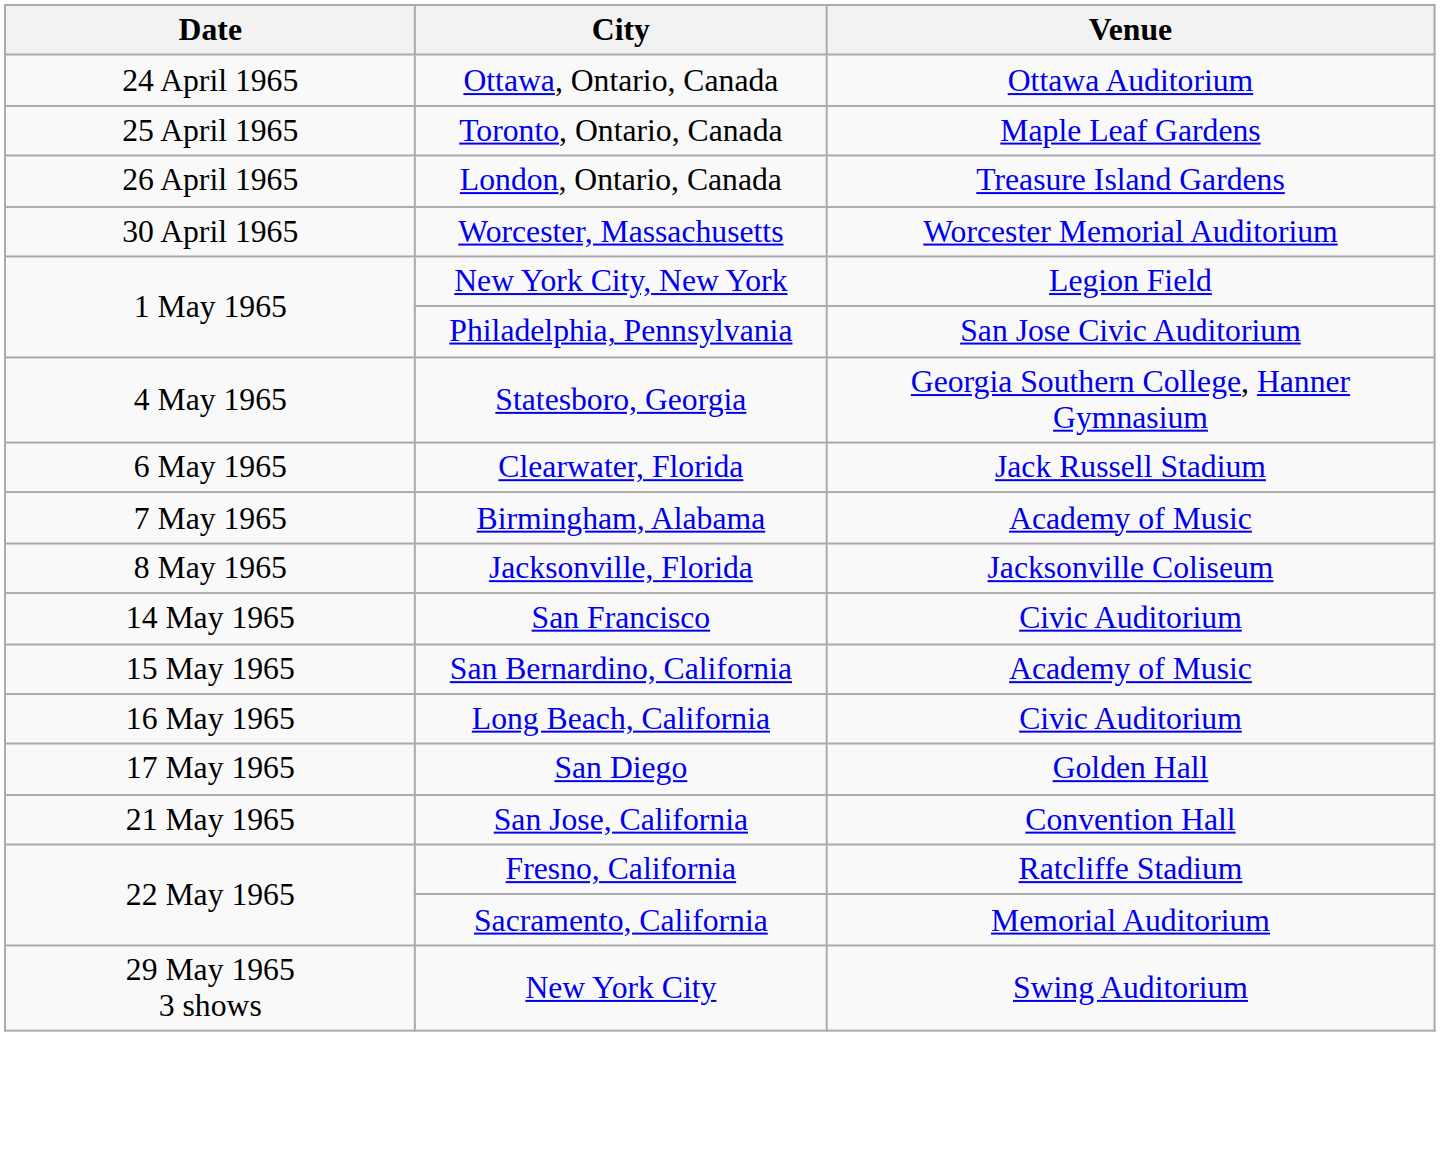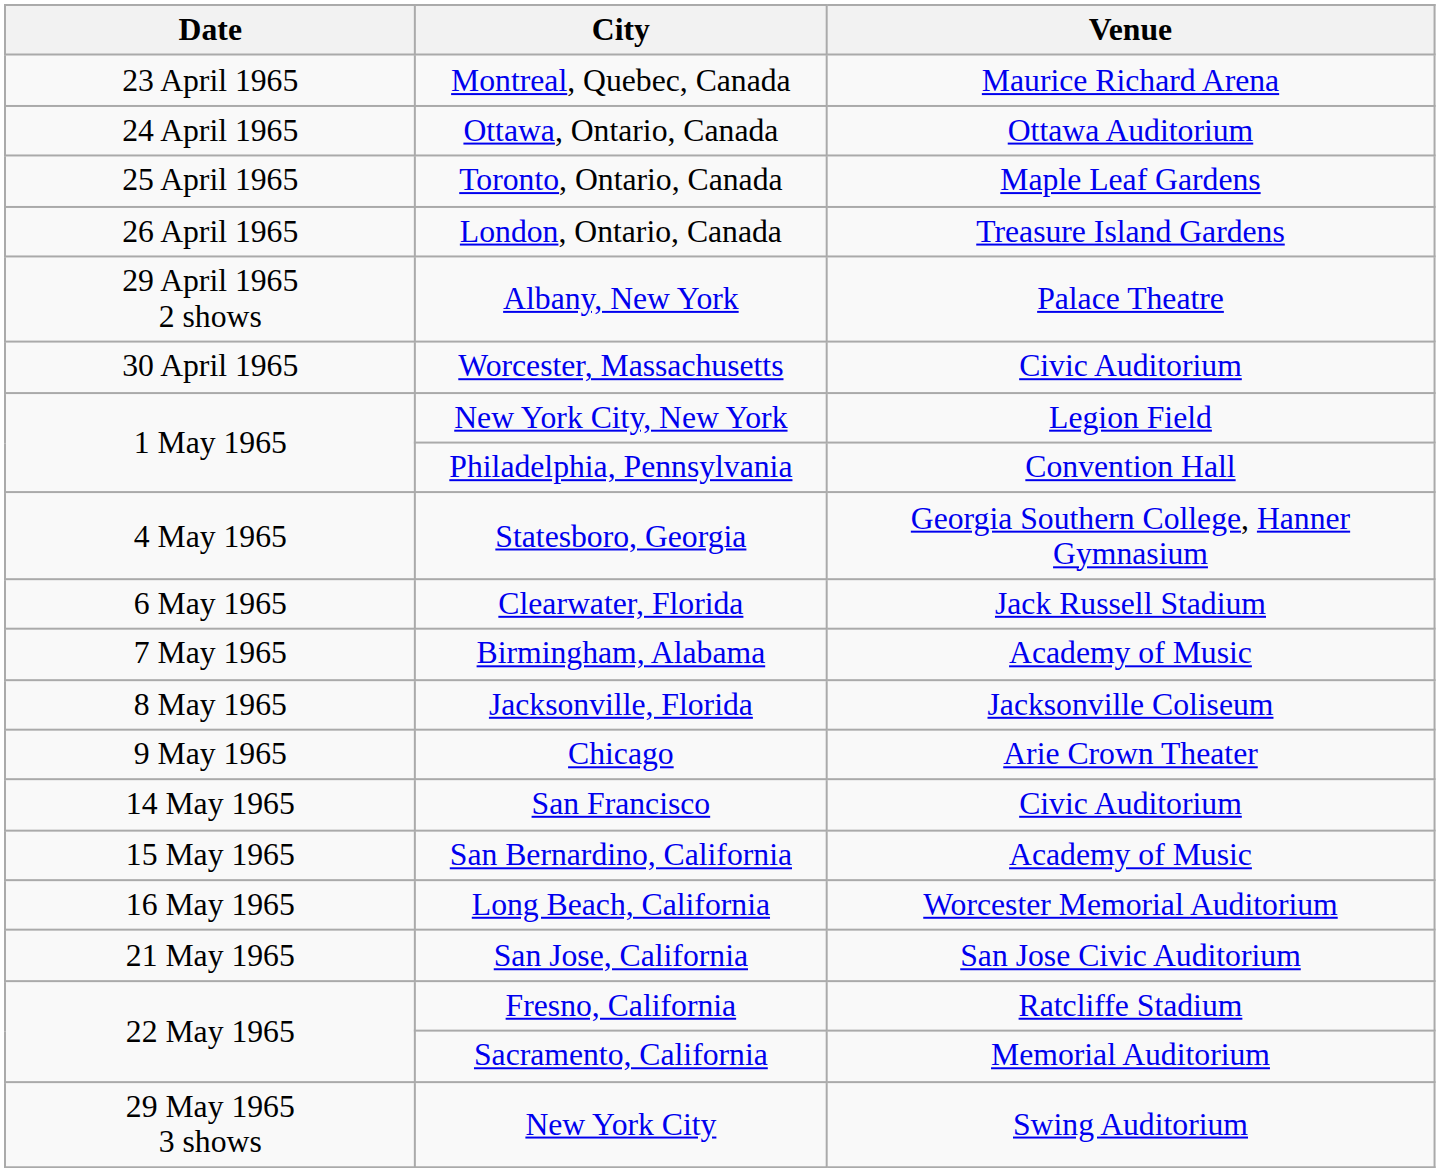+ row: (621, 79)
+ row: (621, 298)
(1130, 230) Worcester Memorial Auditorium -> (1130, 366) Civic Auditorium
(1130, 331) San Jose Civic Auditorium -> (1130, 467) Convention Hall
+ row: (621, 754)
(1130, 718) Civic Auditorium -> (1130, 904) Worcester Memorial Auditorium
- row: (621, 768)
(1130, 818) Convention Hall -> (1130, 955) San Jose Civic Auditorium
